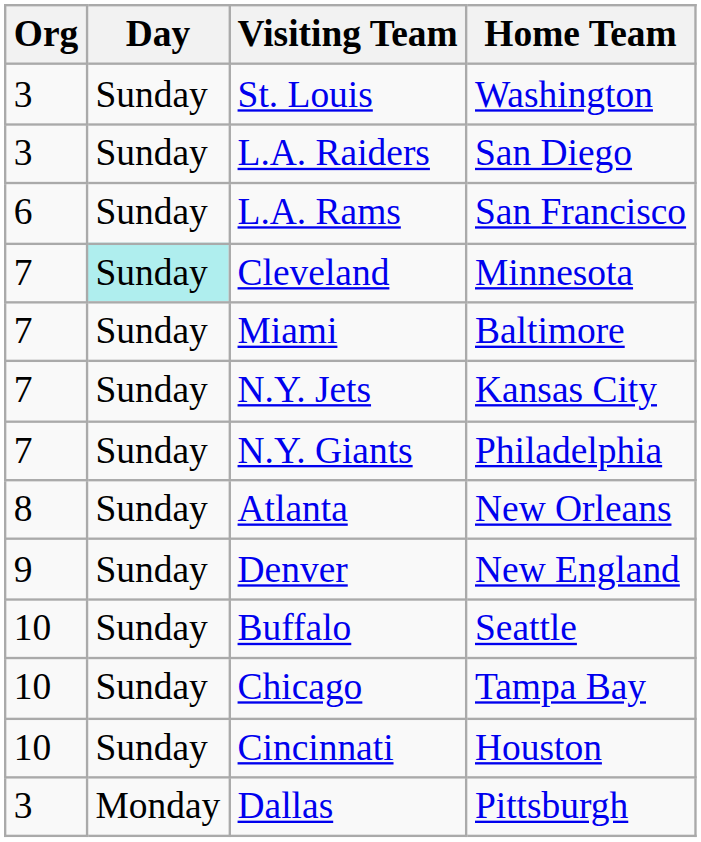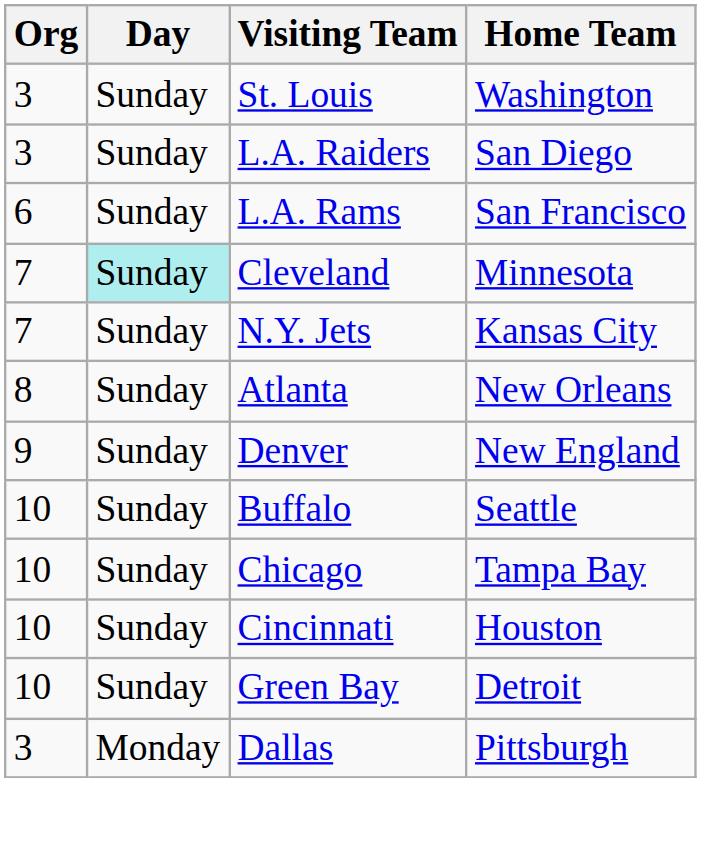- row: (287, 331)
- row: (325, 449)
+ row: (318, 687)
